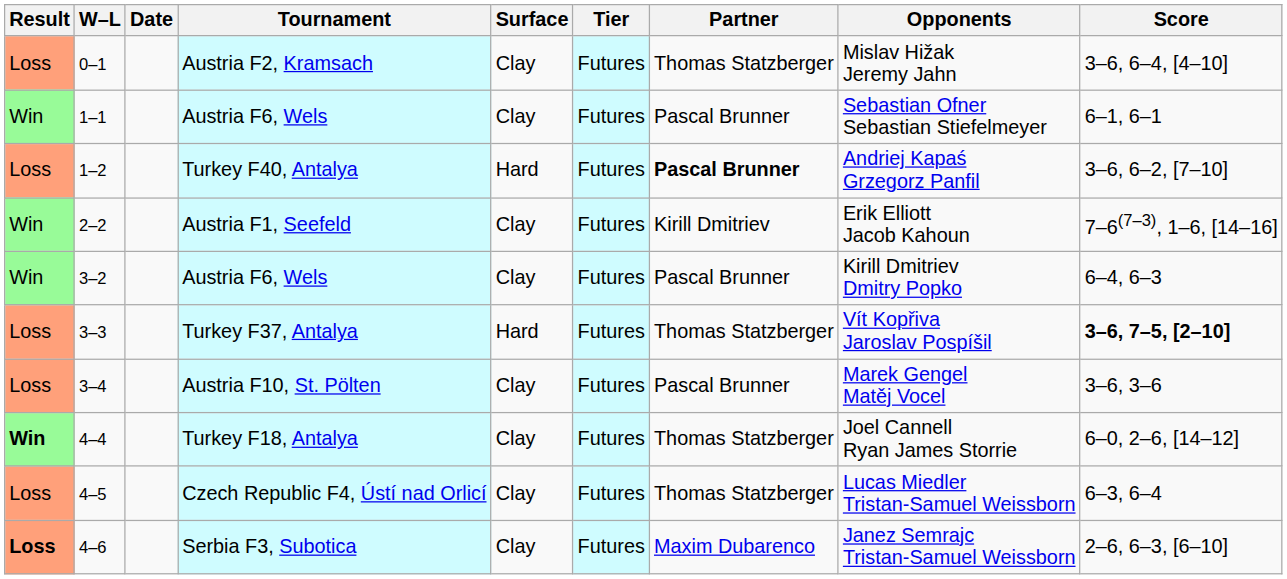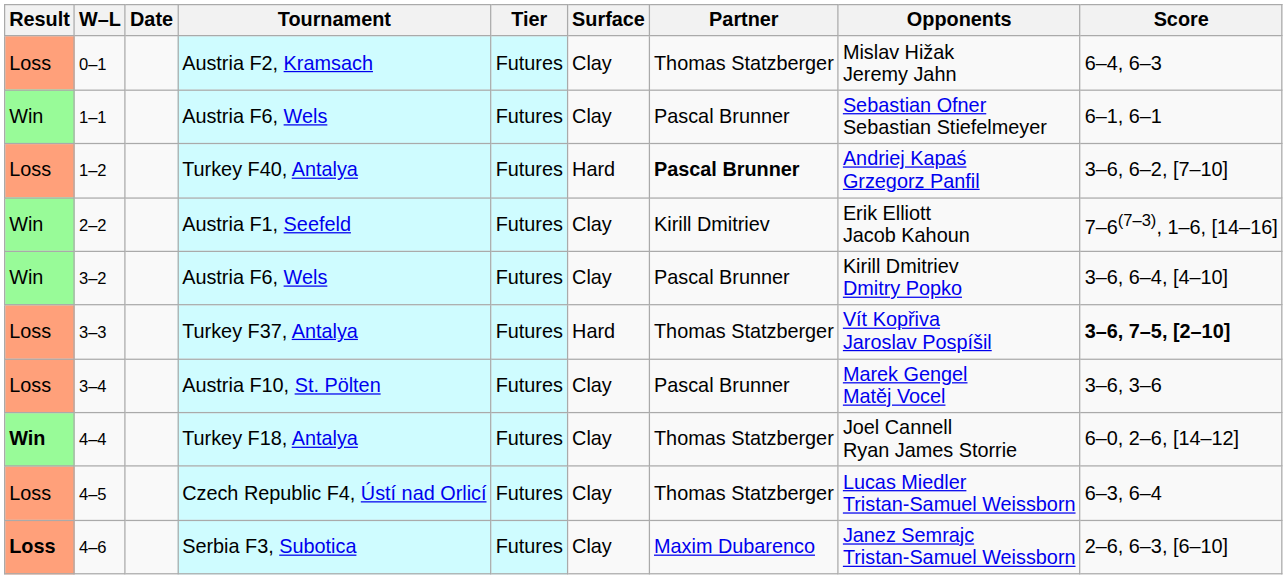columns swapped: (611, 20) <-> (532, 20)
(1156, 62) 3–6, 6–4, [4–10] -> (1123, 62) 6–4, 6–3
(1123, 277) 6–4, 6–3 -> (1156, 277) 3–6, 6–4, [4–10]
